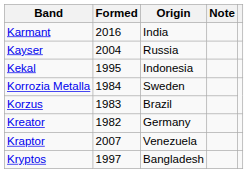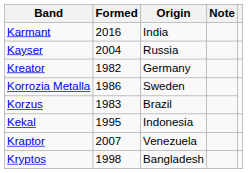rows swapped: (21, 68) <-> (26, 123)
(108, 86) 1984 -> (108, 86) 1986
(108, 159) 1997 -> (108, 159) 1998
